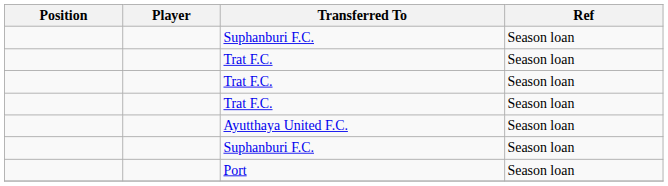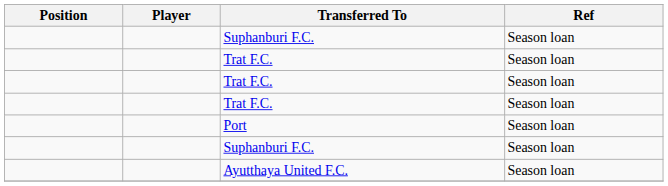rows swapped: (63, 126) <-> (63, 170)
